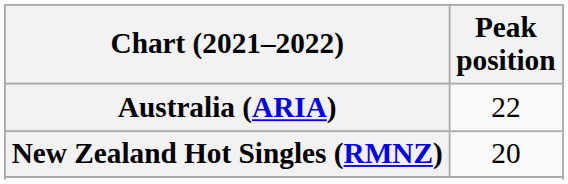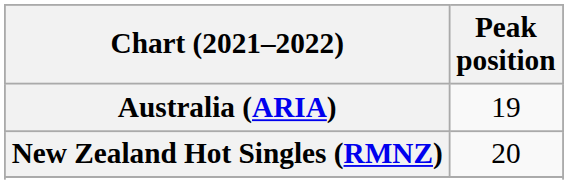(506, 107) 22 -> (506, 107) 19
